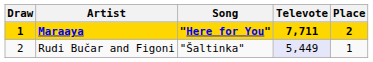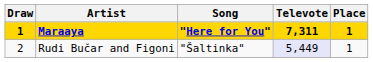(302, 31) 7,711 -> (302, 31) 7,311
(349, 31) 2 -> (349, 31) 1
